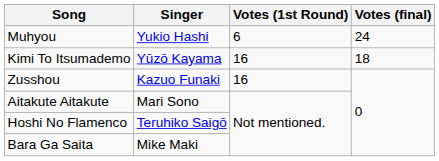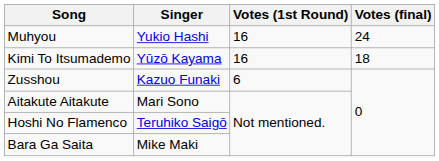(237, 36) 6 -> (241, 36) 16
(241, 79) 16 -> (237, 79) 6
